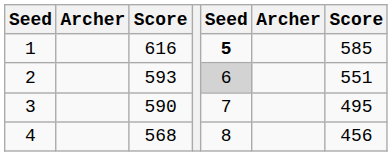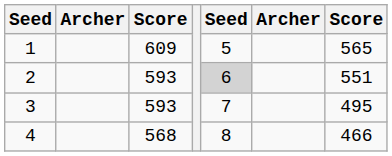(161, 49) 616 -> (161, 49) 609
(226, 49) bold -> (226, 49) normal
(356, 49) 585 -> (356, 49) 565
(161, 107) 590 -> (161, 107) 593
(356, 136) 456 -> (356, 136) 466
